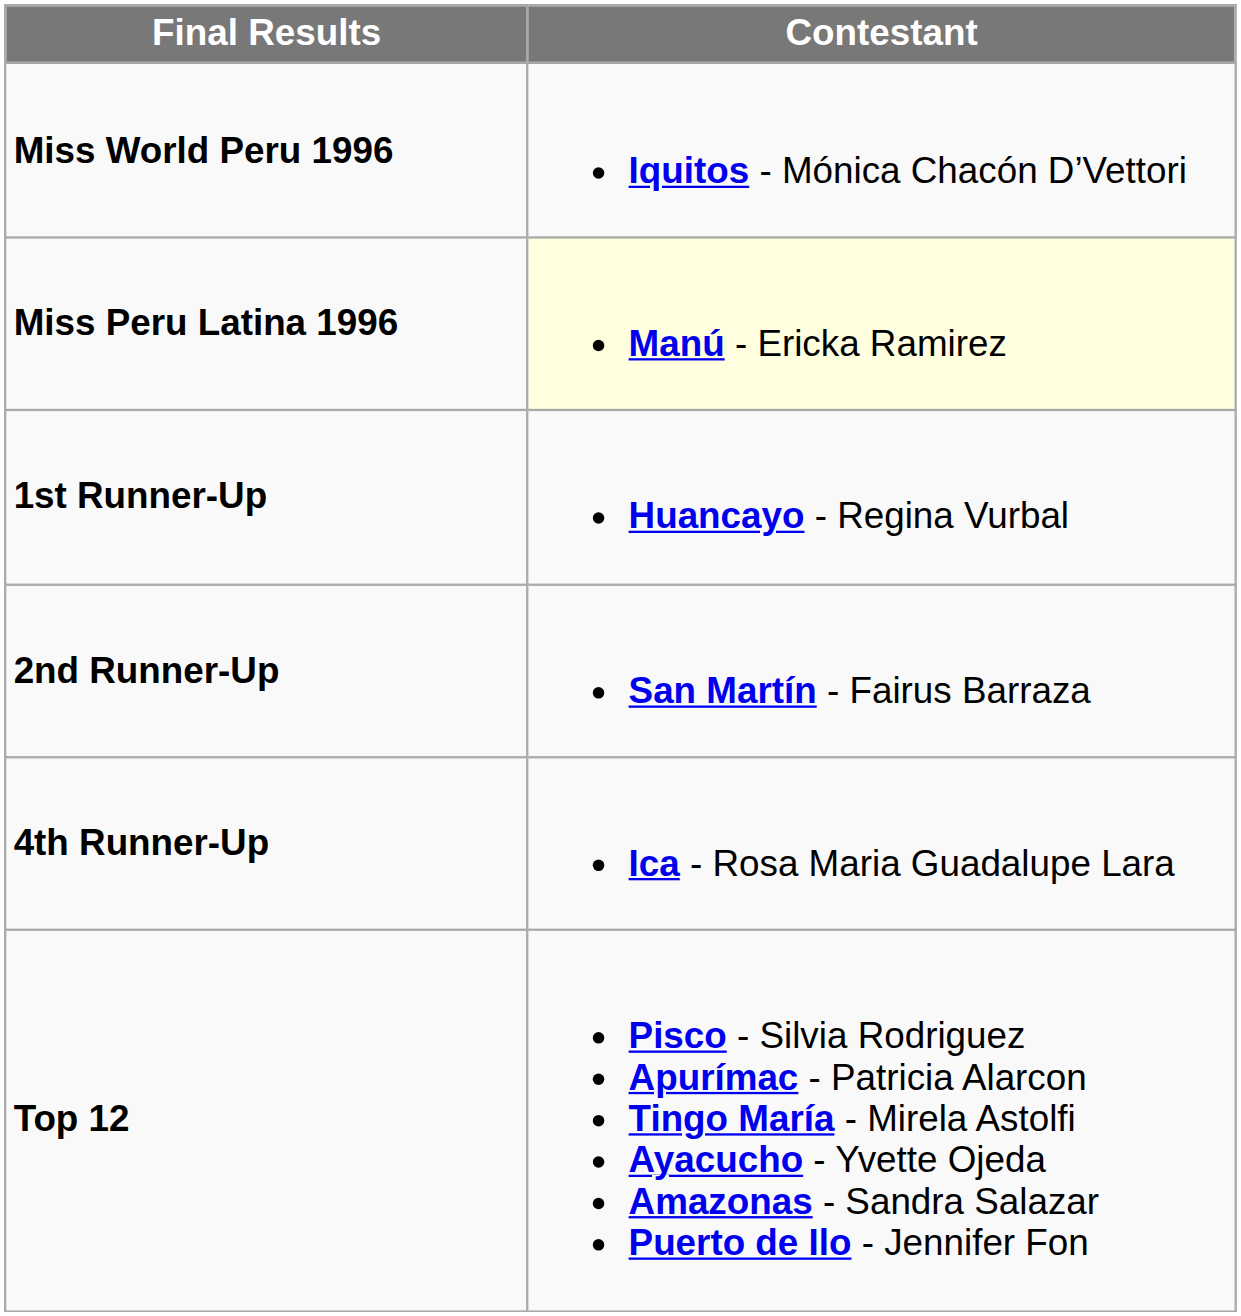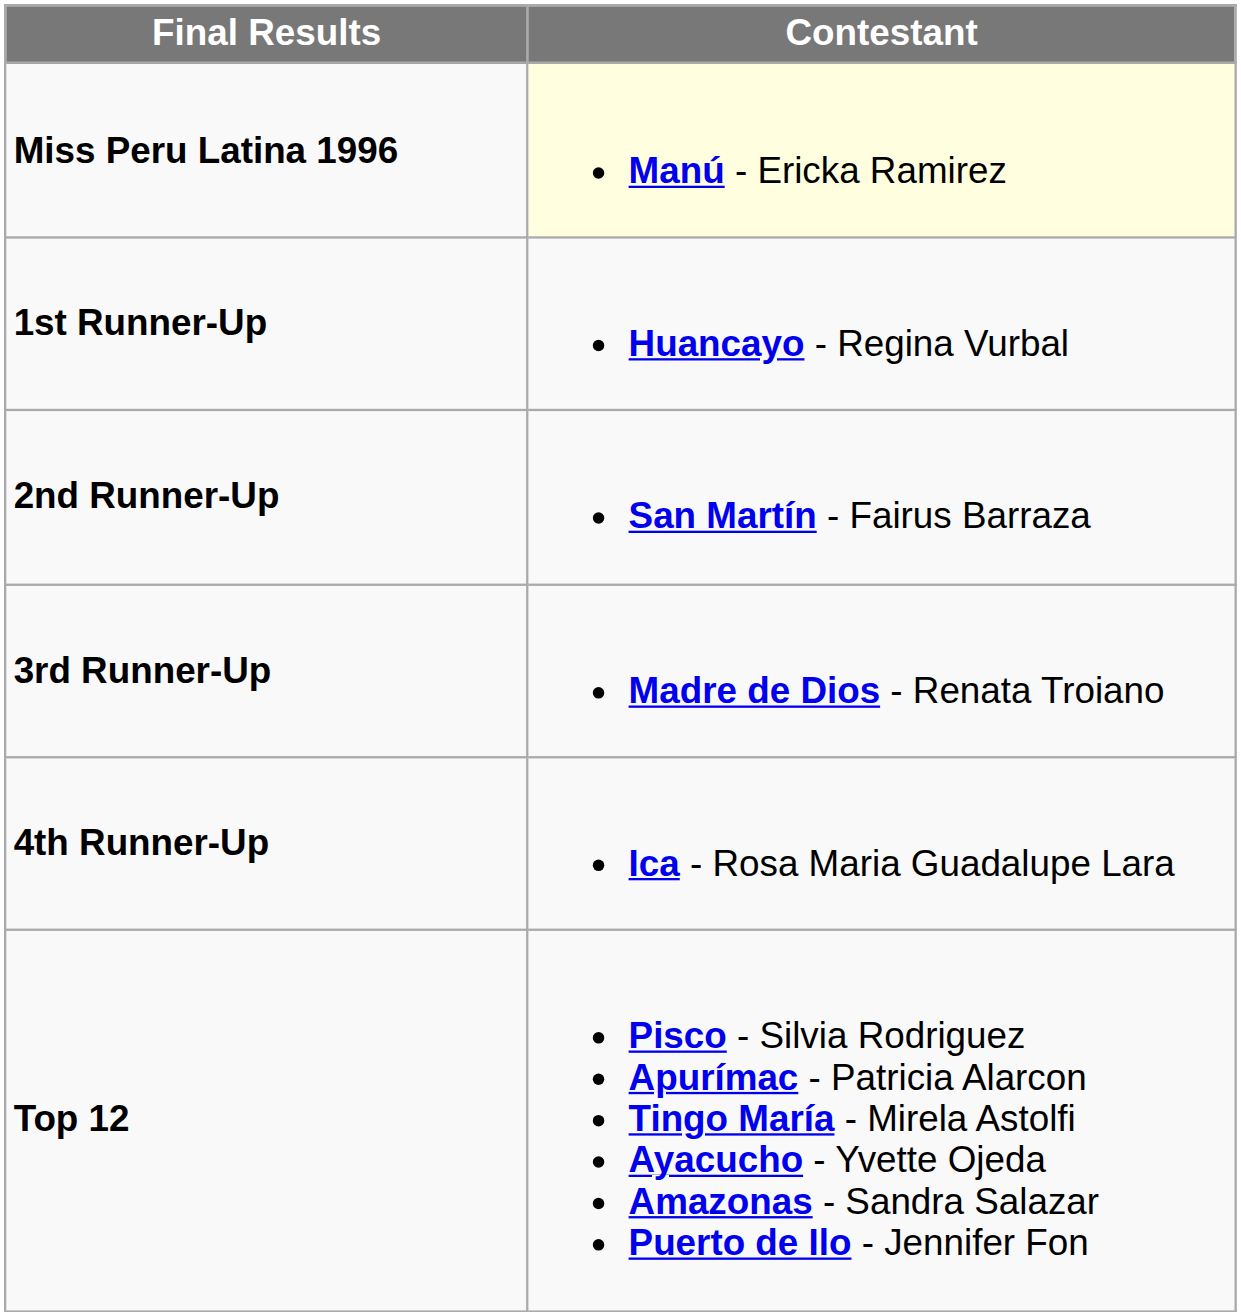- row: (204, 149)
+ row: (142, 669)
